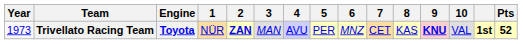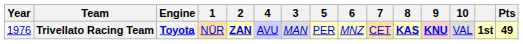columns swapped: (269, 13) <-> (297, 13)
(19, 30) 1973 -> (19, 30) 1976
(407, 30) normal -> (407, 30) bold
(506, 30) 52 -> (507, 30) 49
